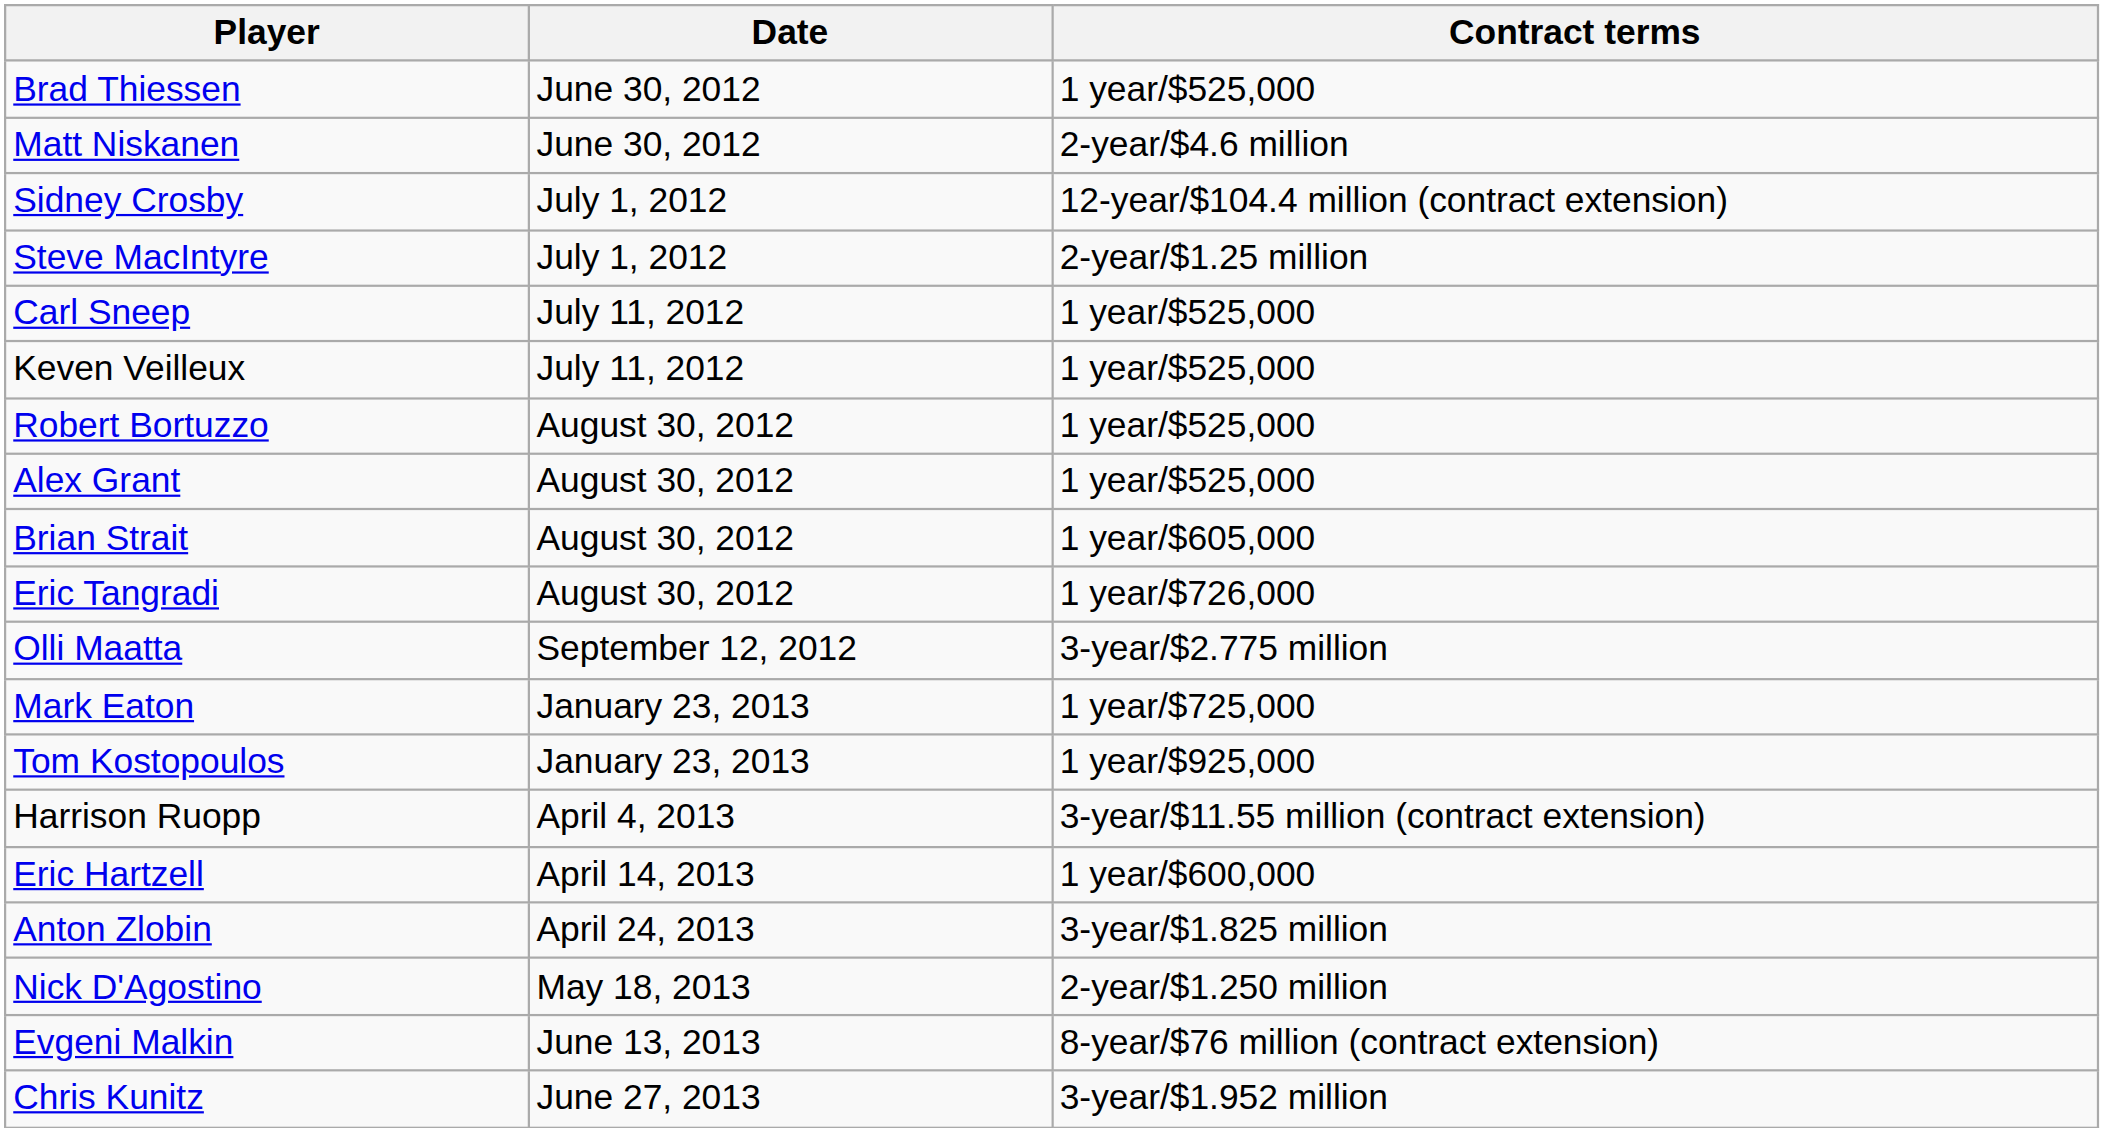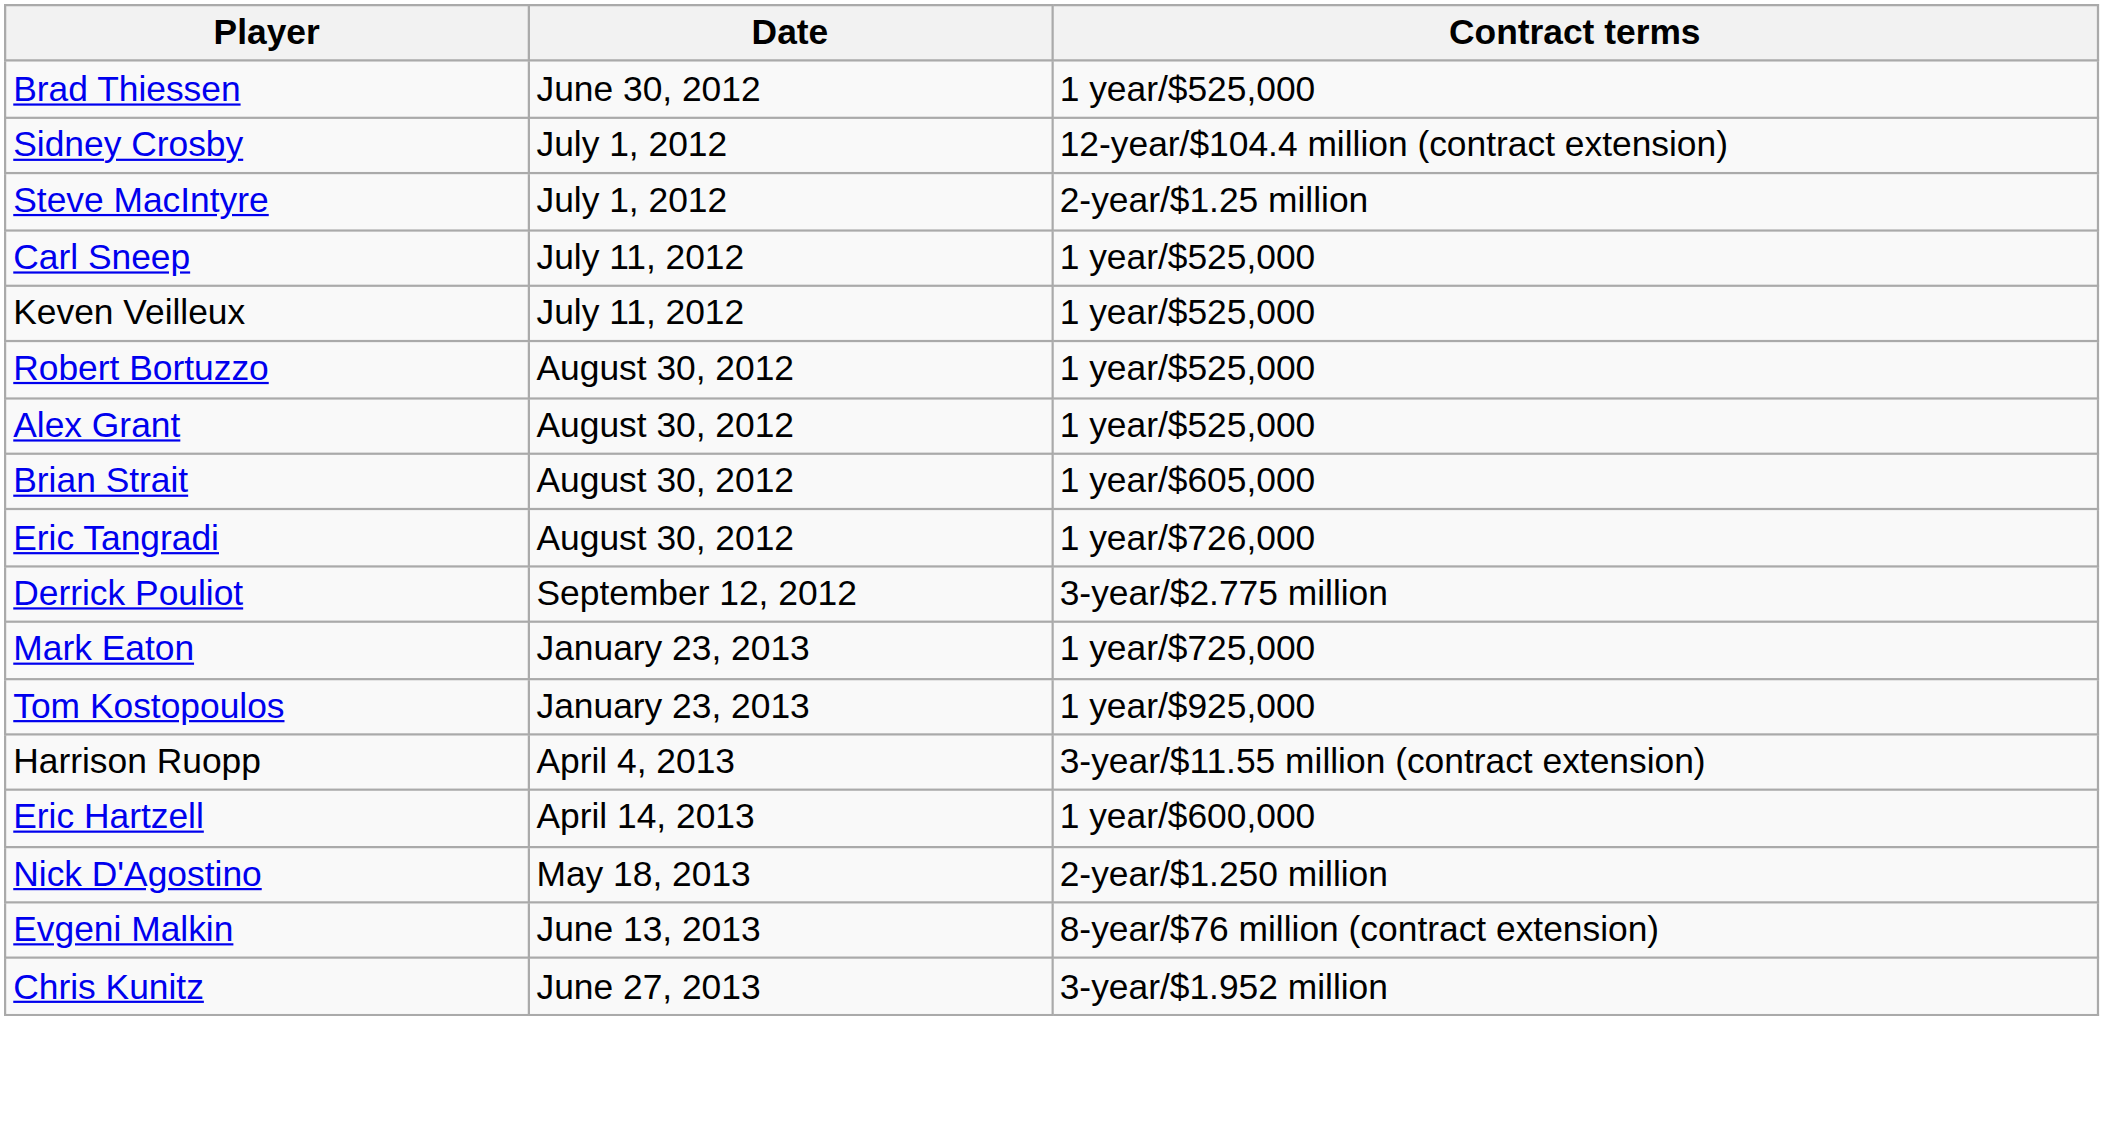- row: (126, 144)
- row: (98, 649)
+ row: (128, 593)
- row: (113, 929)
